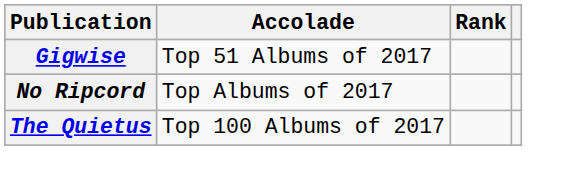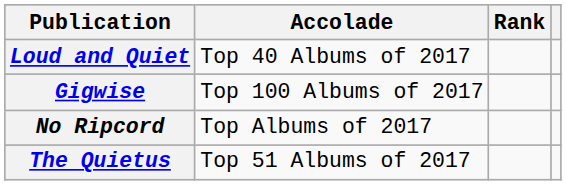+ row: (100, 57)
(297, 57) Top 51 Albums of 2017 -> (342, 92) Top 100 Albums of 2017
(303, 127) Top 100 Albums of 2017 -> (336, 162) Top 51 Albums of 2017
